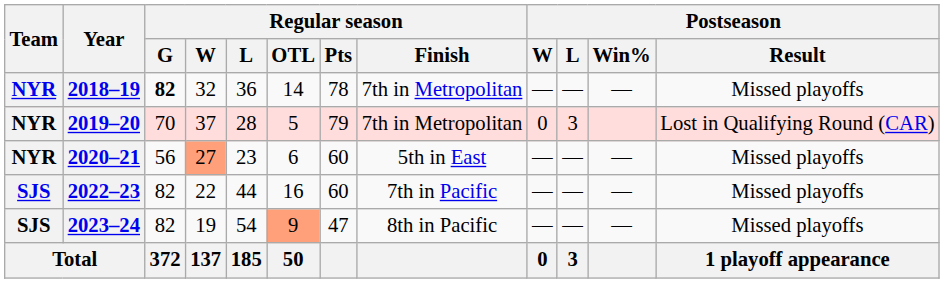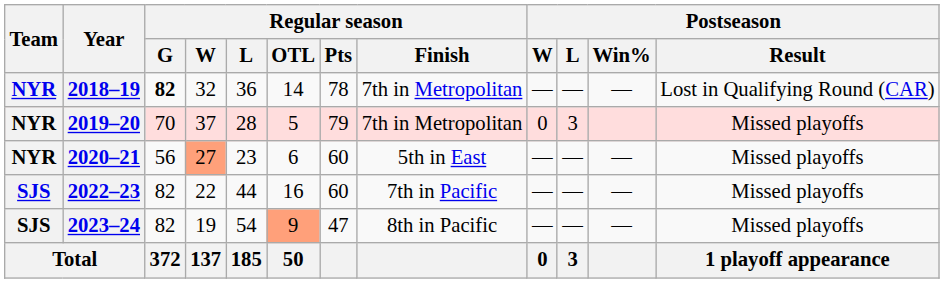(797, 89) Missed playoffs -> (797, 89) Lost in Qualifying Round (CAR)
(797, 123) Lost in Qualifying Round (CAR) -> (797, 123) Missed playoffs
